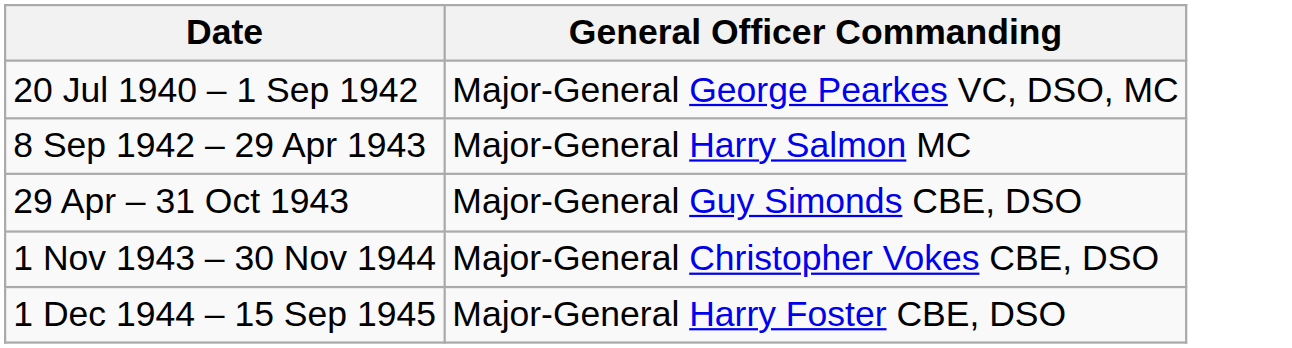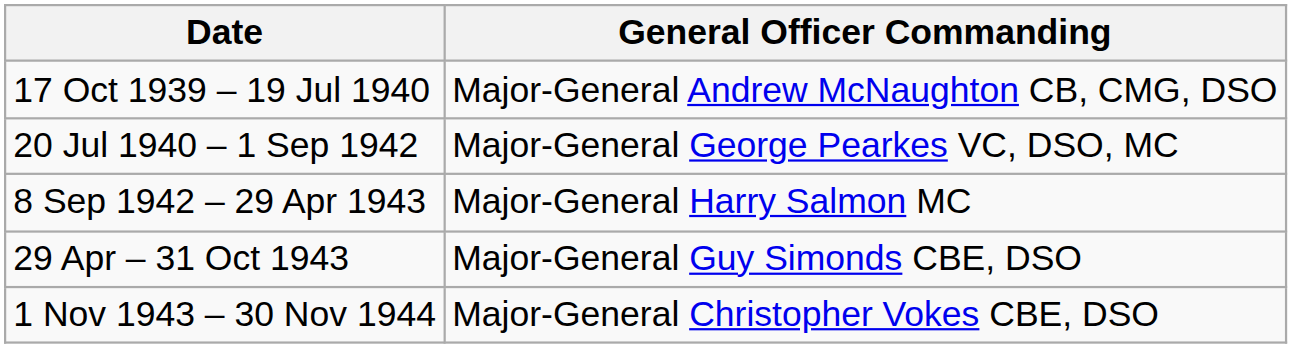+ row: (222, 88)
- row: (225, 314)
